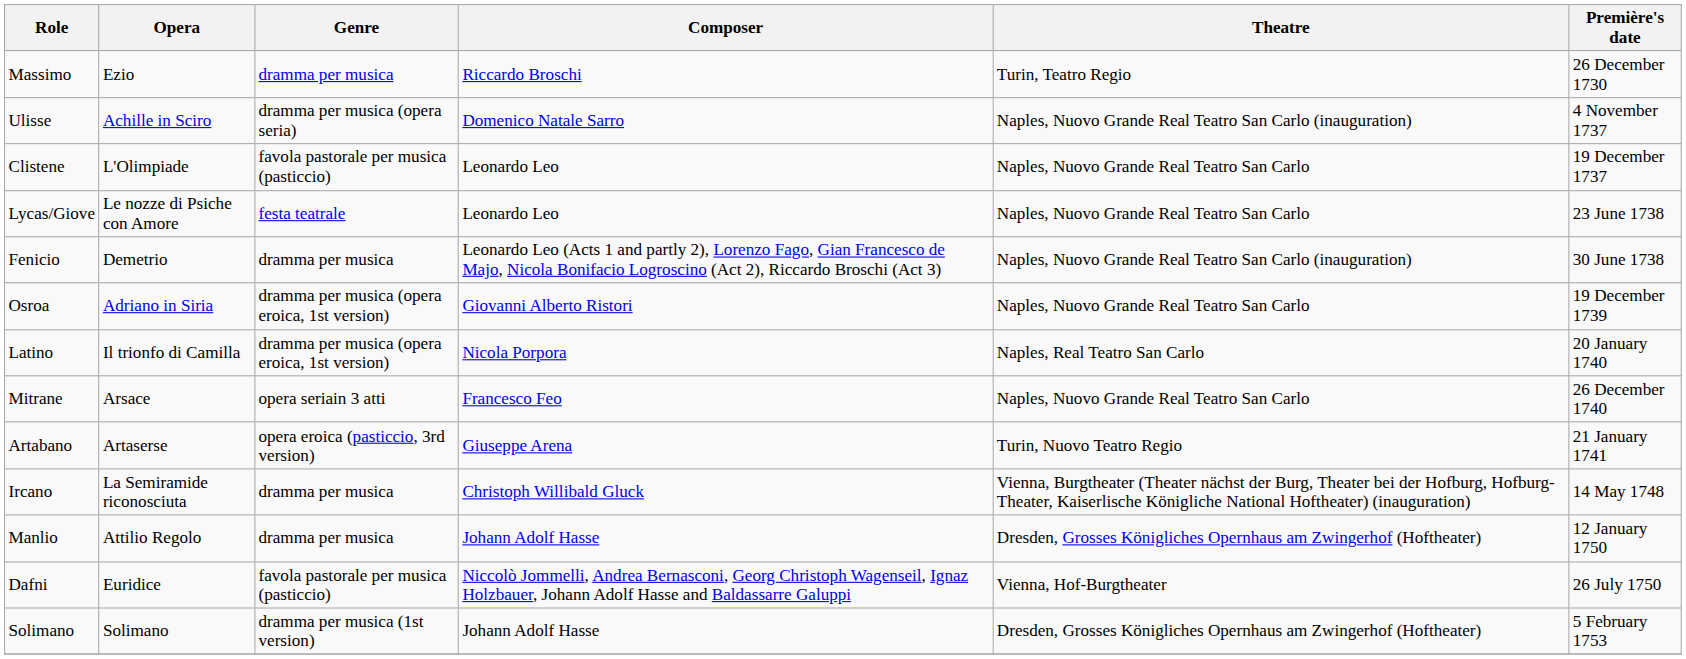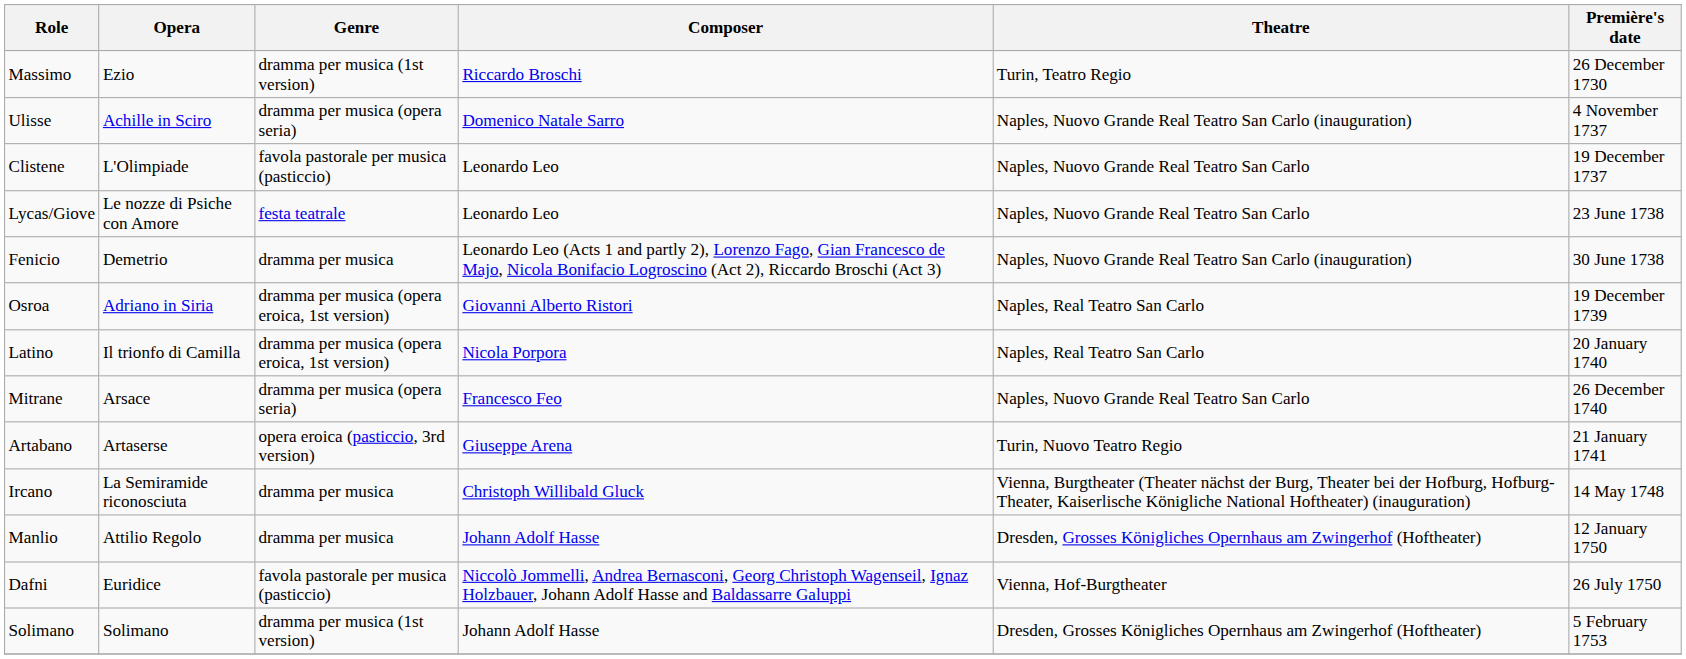(326, 74) dramma per musica -> (341, 74) dramma per musica (1st version)
(1153, 306) Naples, Nuovo Grande Real Teatro San Carlo -> (1100, 306) Naples, Real Teatro San Carlo
(322, 398) opera seriain 3 atti -> (350, 398) dramma per musica (opera seria)
